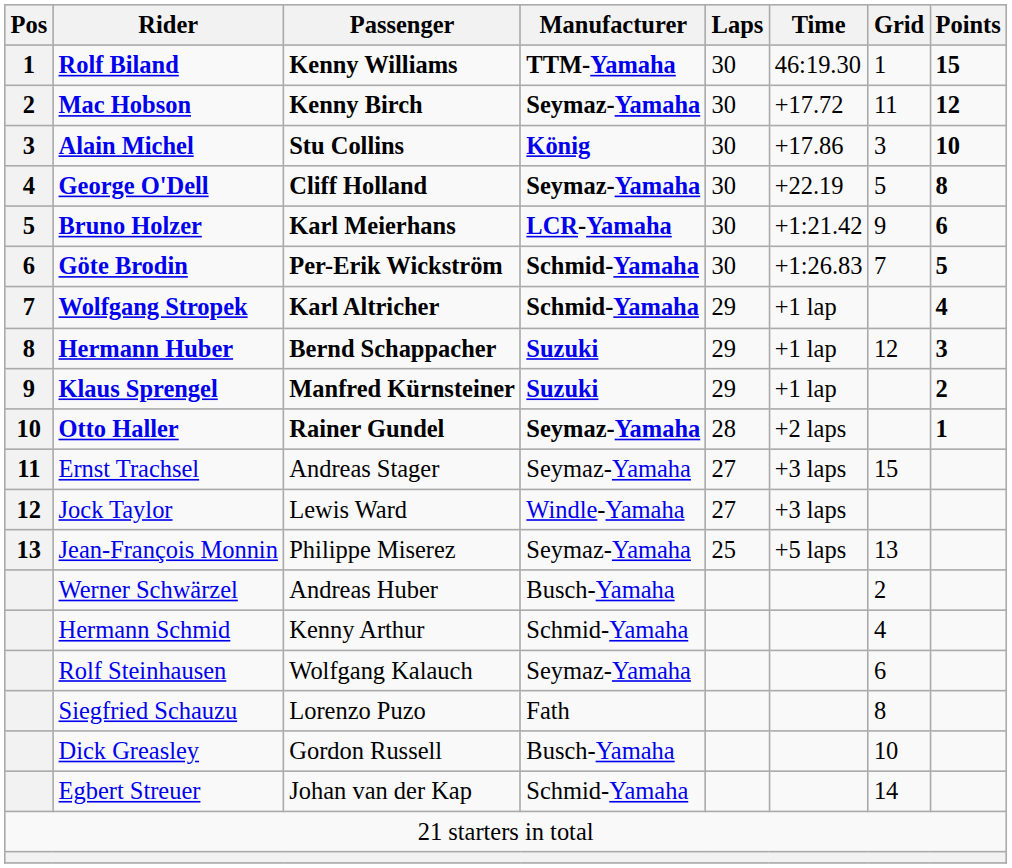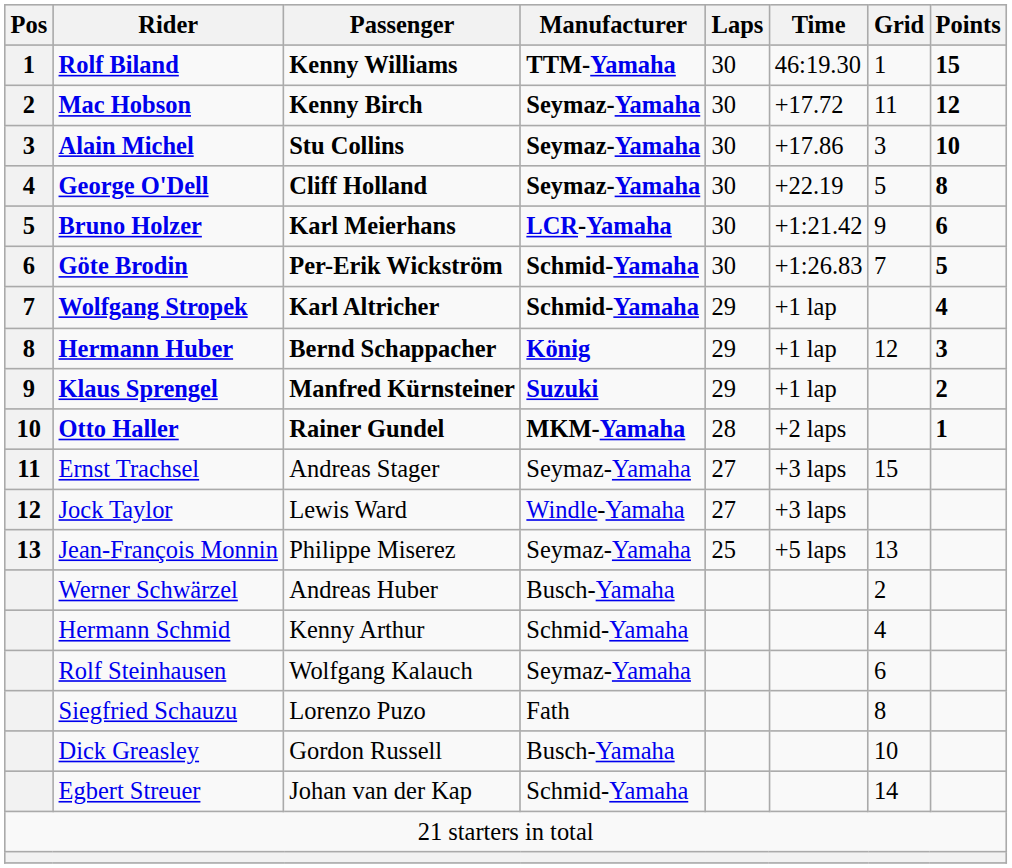(558, 145) König -> (613, 145) Seymaz-Yamaha
(562, 347) Suzuki -> (558, 347) König
(613, 428) Seymaz-Yamaha -> (606, 428) MKM-Yamaha
